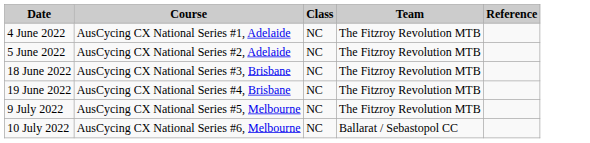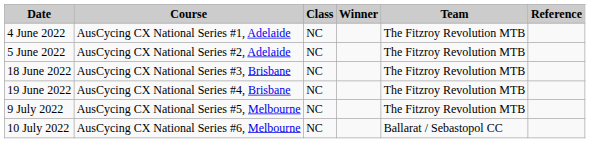+ column: (359, 14)
